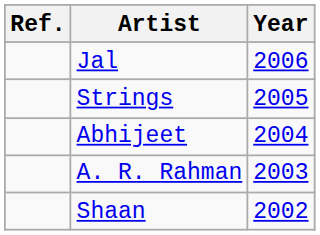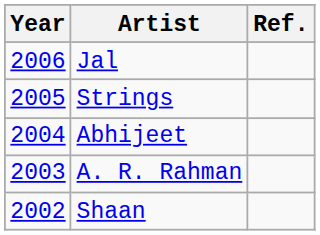columns swapped: (281, 24) <-> (38, 24)
